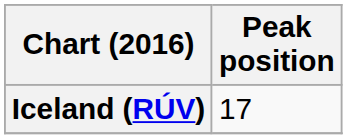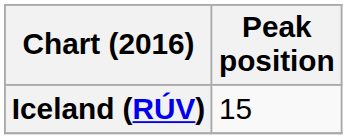(236, 108) 17 -> (236, 108) 15
